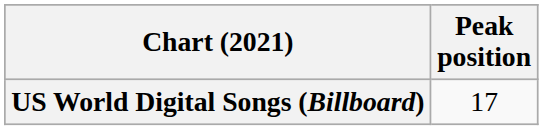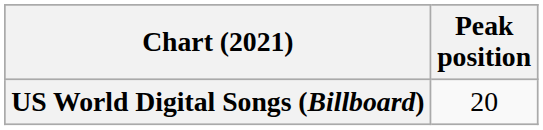(484, 101) 17 -> (484, 101) 20
